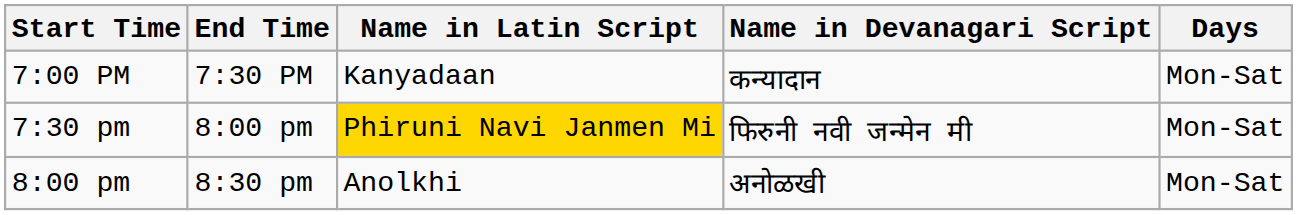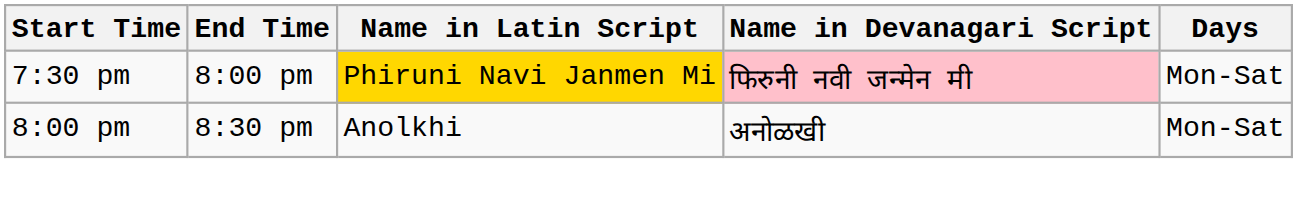- row: (71, 77)
(850, 133) no background -> (850, 81) pink background
